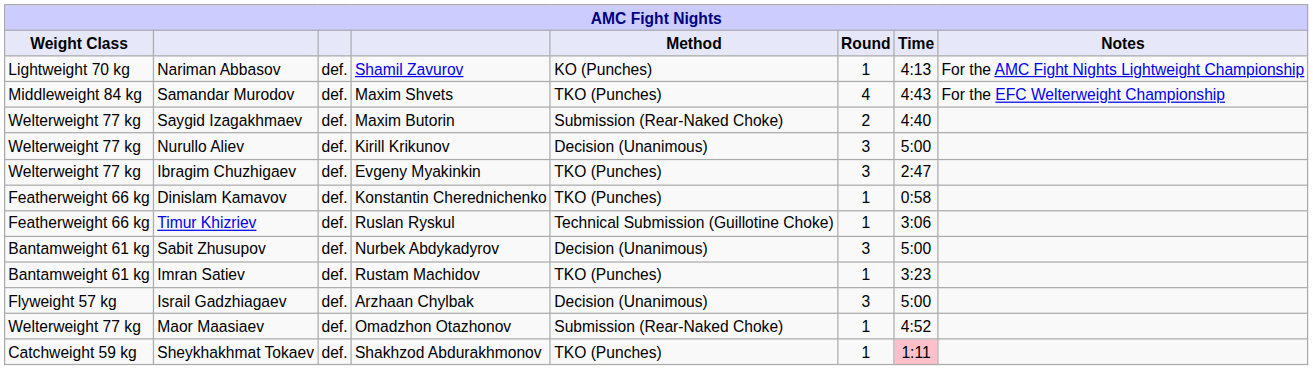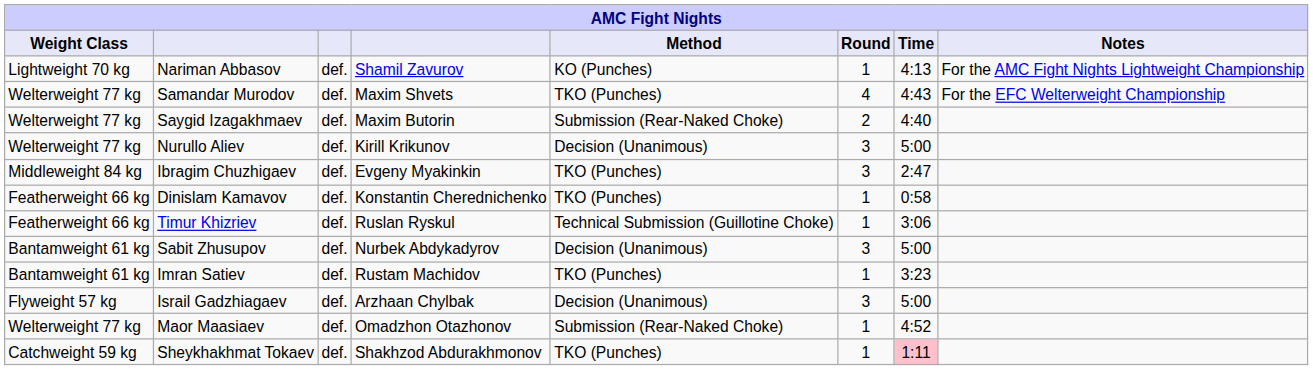(75, 94) Middleweight 84 kg -> (75, 94) Welterweight 77 kg
(75, 172) Welterweight 77 kg -> (75, 172) Middleweight 84 kg
